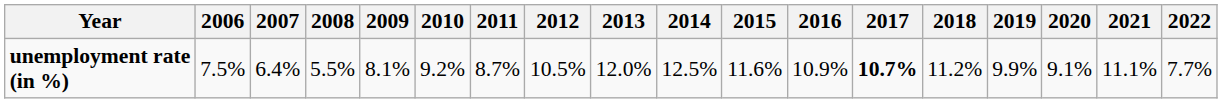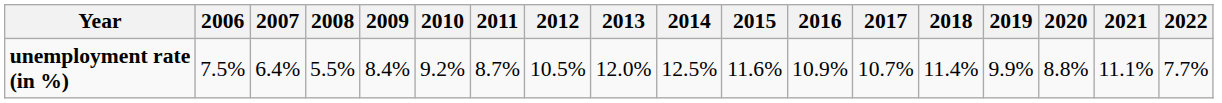(388, 68) 8.1% -> (388, 68) 8.4%
(888, 68) bold -> (886, 68) normal
(955, 68) 11.2% -> (951, 68) 11.4%
(1070, 68) 9.1% -> (1066, 68) 8.8%
